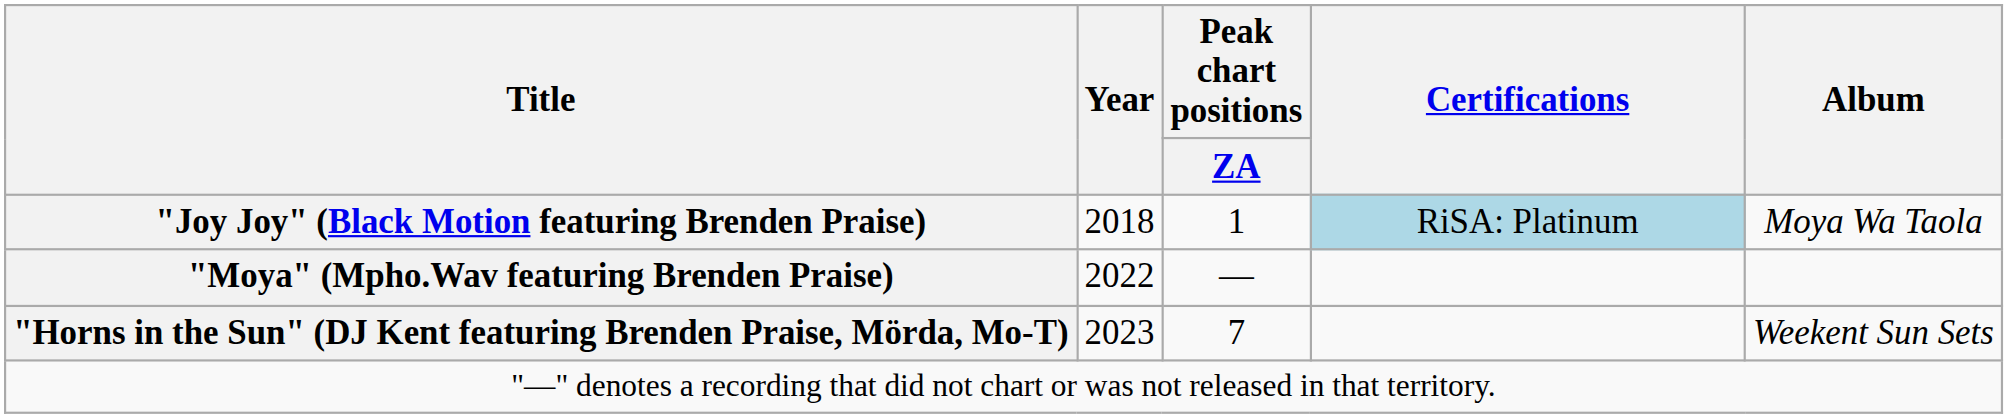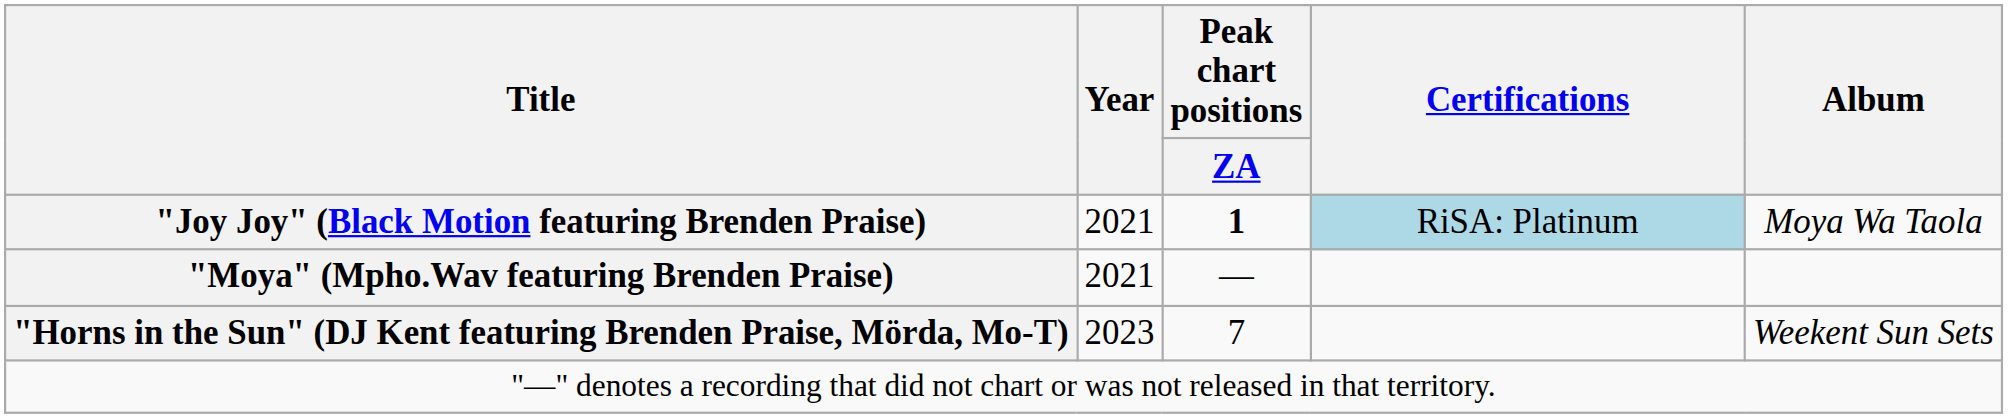(1119, 221) 2018 -> (1119, 221) 2021
(1236, 221) normal -> (1236, 221) bold
(1119, 276) 2022 -> (1119, 276) 2021
